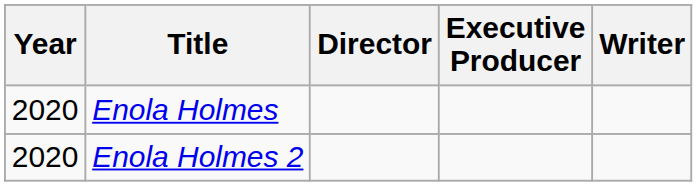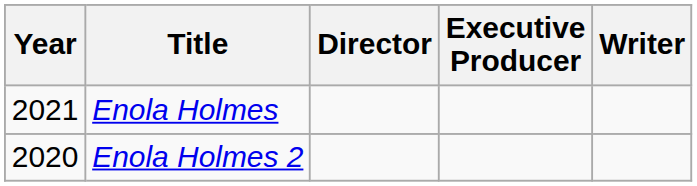(45, 109) 2020 -> (45, 109) 2021
